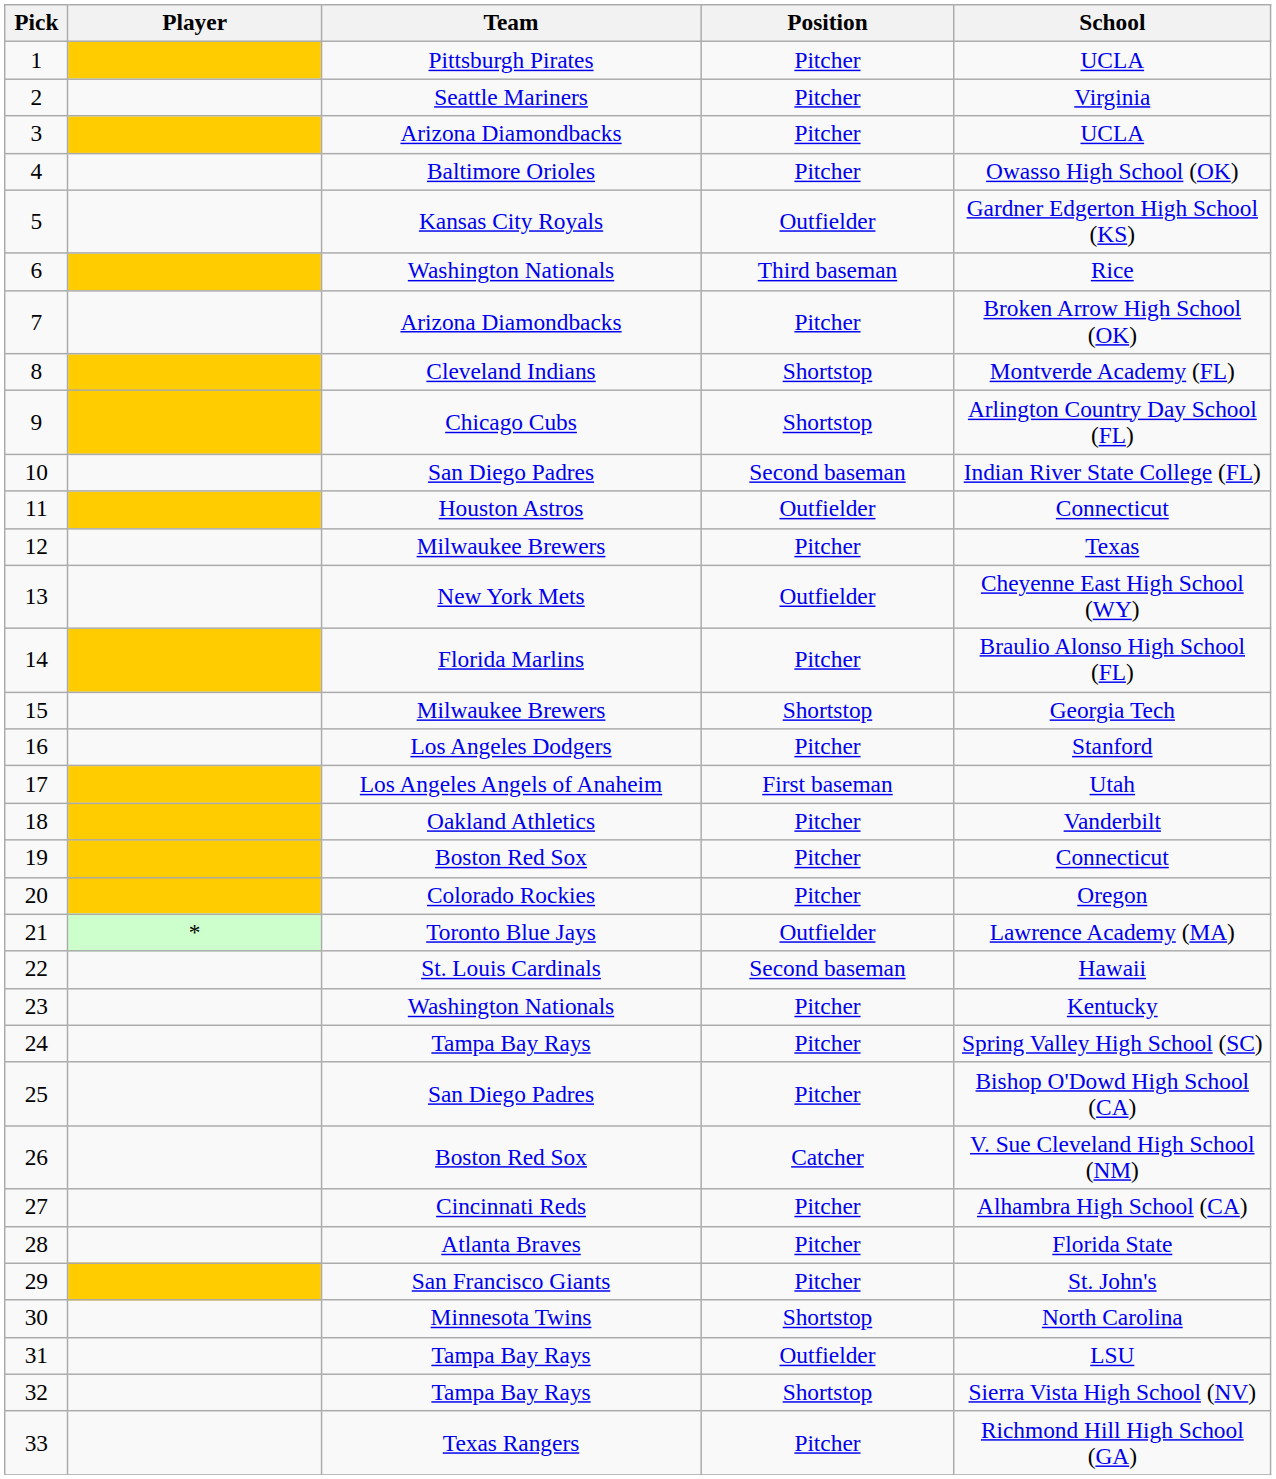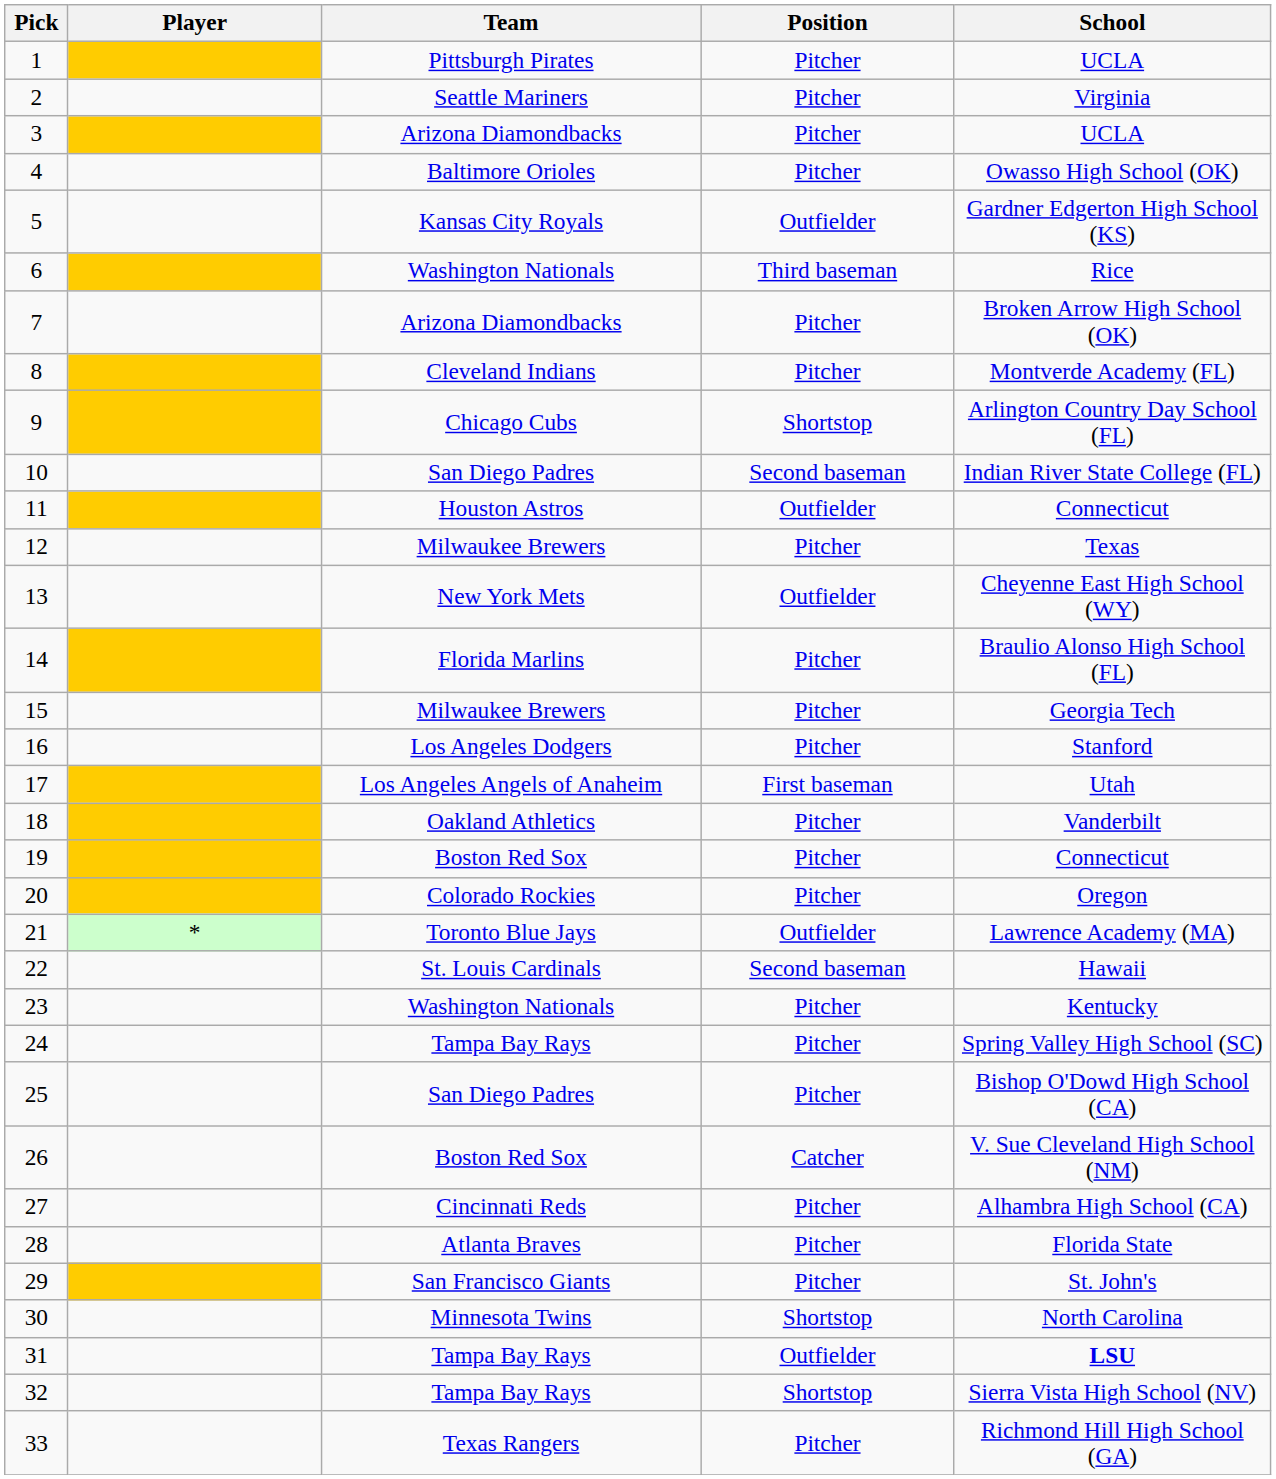(827, 371) Shortstop -> (827, 371) Pitcher
(827, 710) Shortstop -> (827, 710) Pitcher
(1112, 1355) normal -> (1112, 1355) bold
